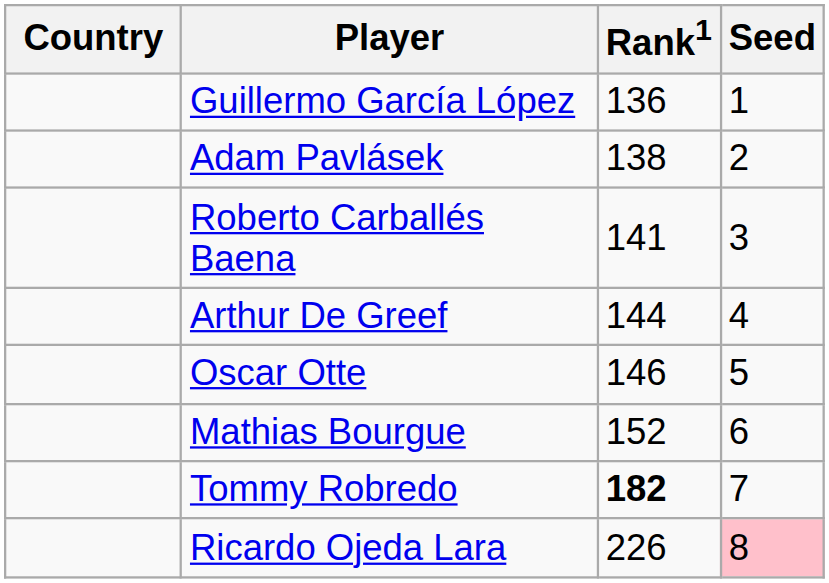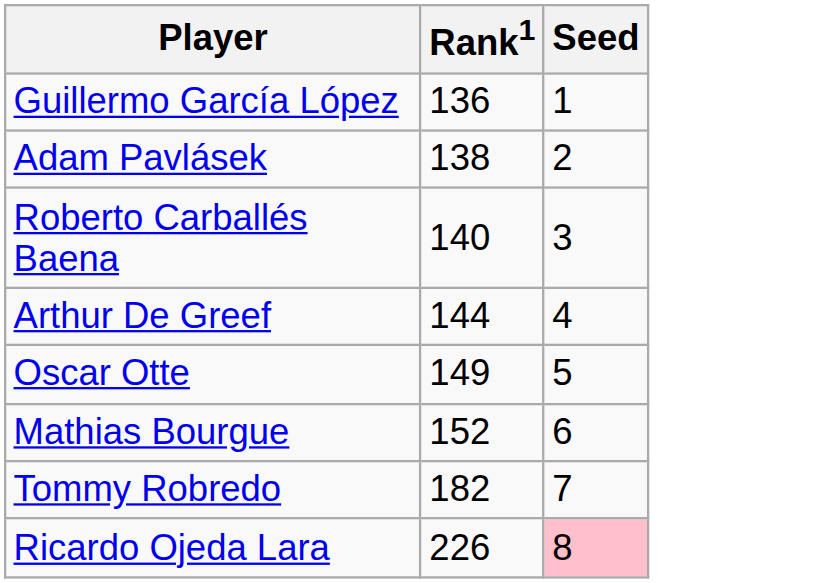- column: (93, 38)
(636, 237) 141 -> (460, 237) 140
(636, 373) 146 -> (460, 373) 149
(636, 489) bold -> (460, 489) normal
